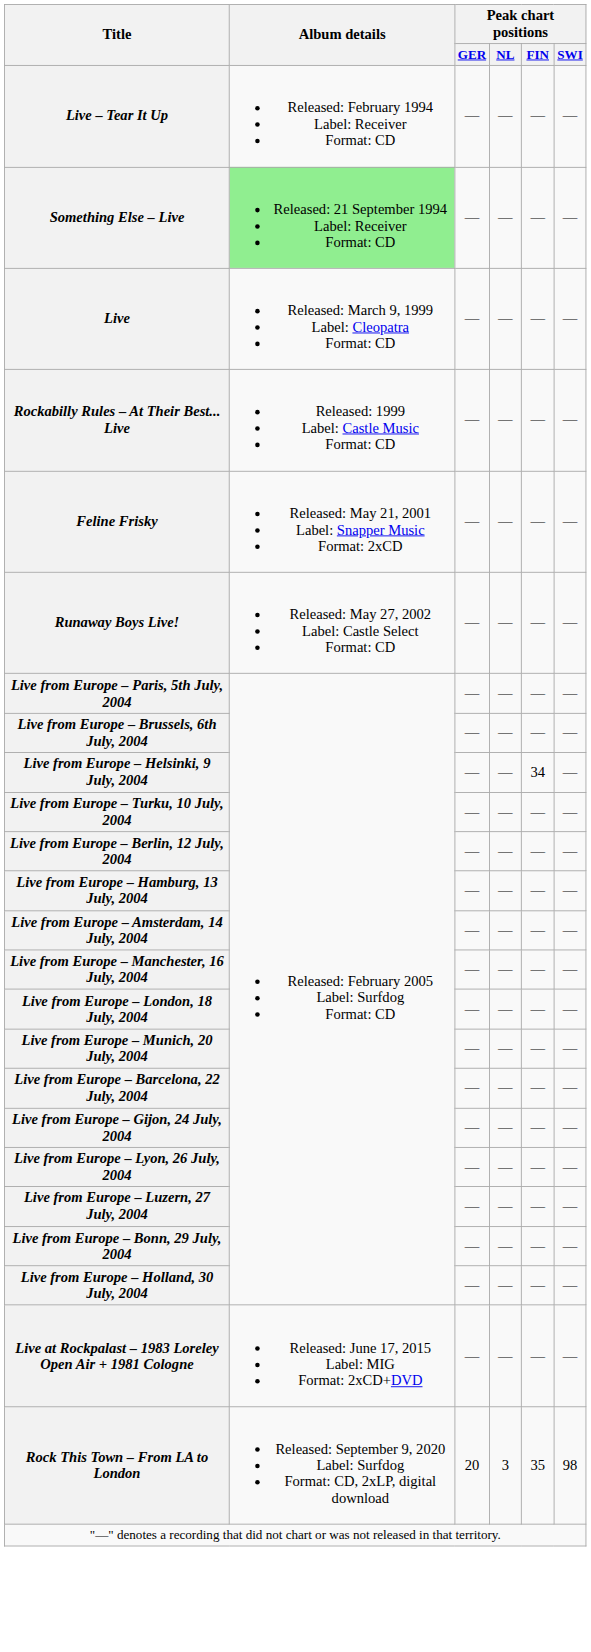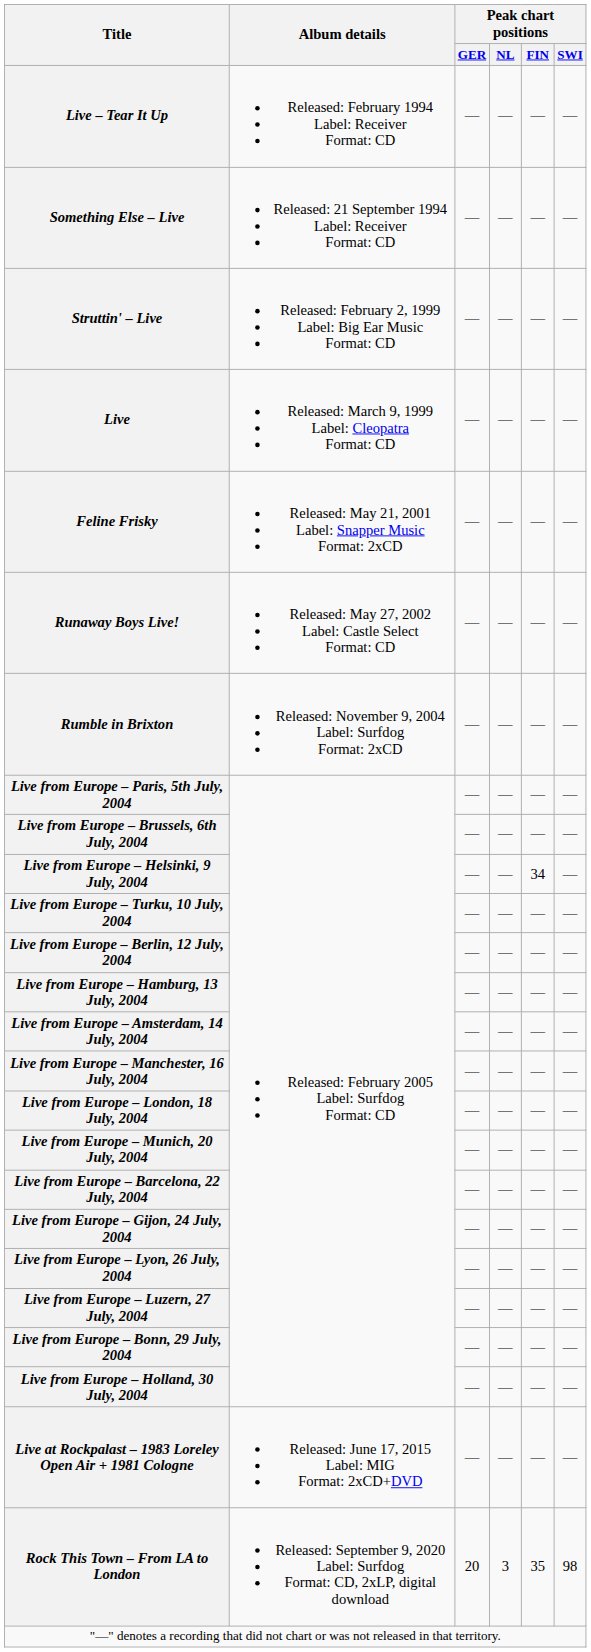(342, 226) lightgreen background -> (342, 226) no background
+ row: (117, 318)
- row: (117, 420)
+ row: (117, 724)
